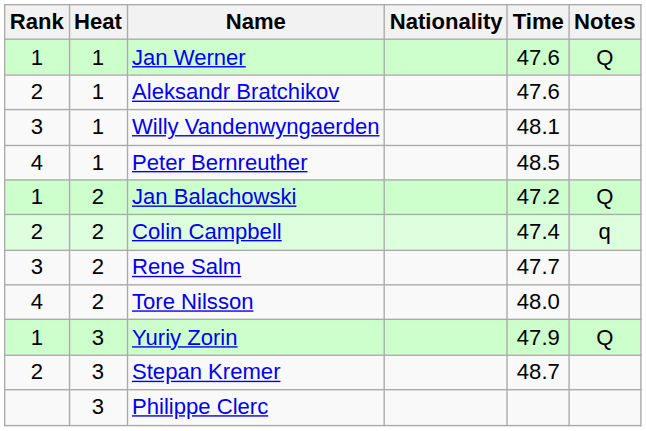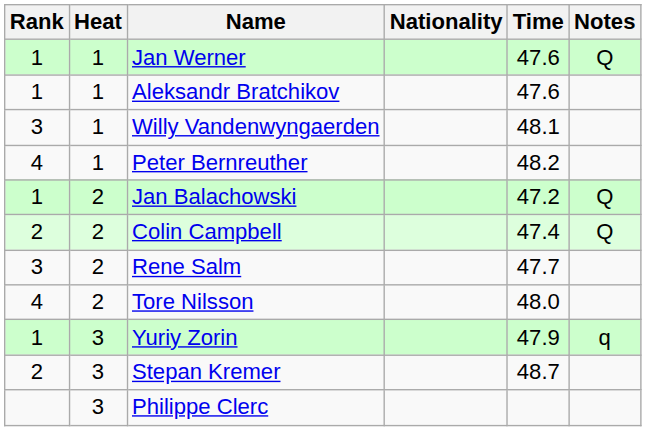(37, 92) 2 -> (37, 92) 1
(538, 162) 48.5 -> (538, 162) 48.2
(605, 232) q -> (605, 232) Q
(605, 337) Q -> (605, 337) q
